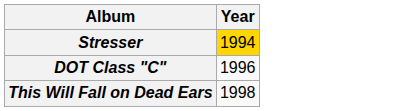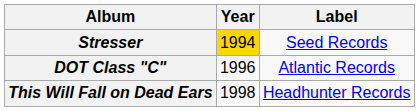+ column: (337, 17)
